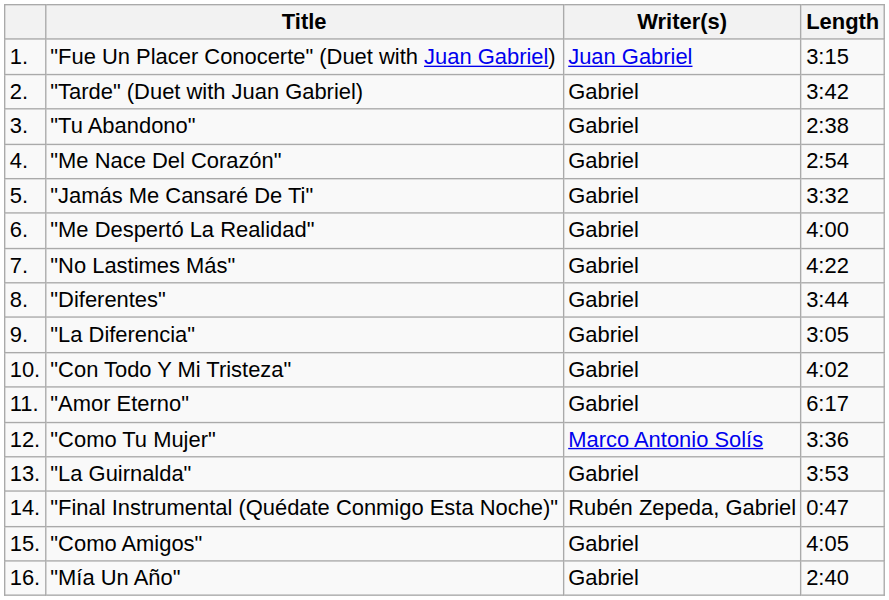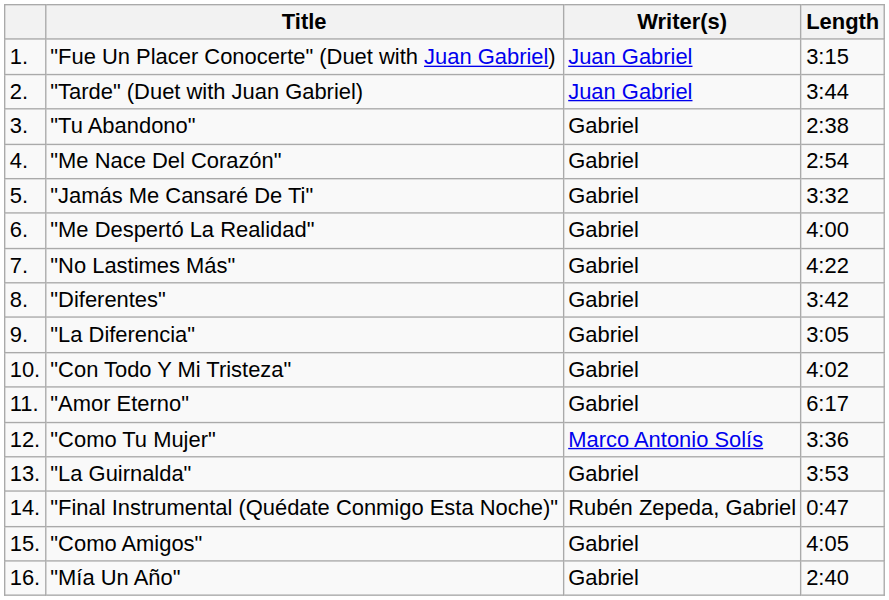(604, 91) Gabriel -> (630, 91) Juan Gabriel
(828, 91) 3:42 -> (828, 91) 3:44
(828, 299) 3:44 -> (828, 299) 3:42
